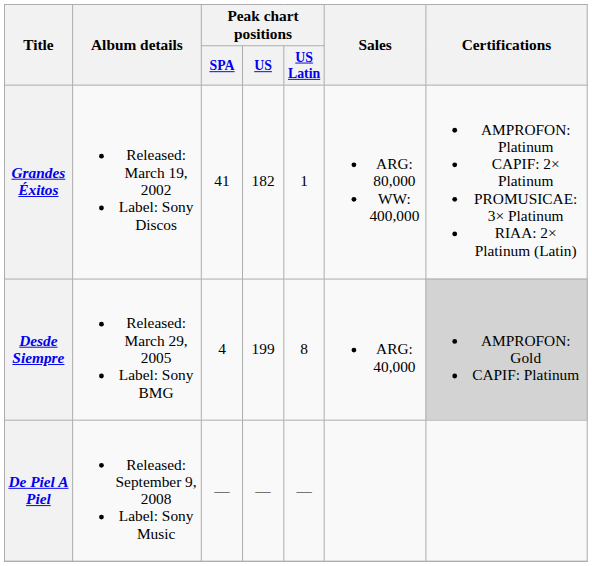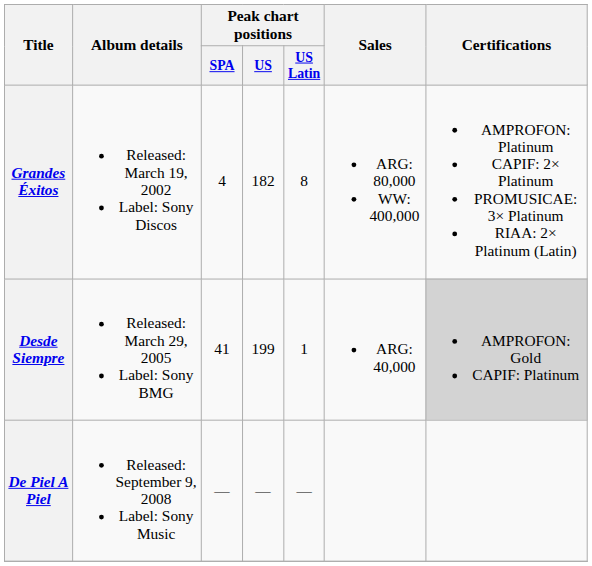(222, 181) 41 -> (222, 181) 4
(304, 181) 1 -> (304, 181) 8
(222, 349) 4 -> (222, 349) 41
(304, 349) 8 -> (304, 349) 1
